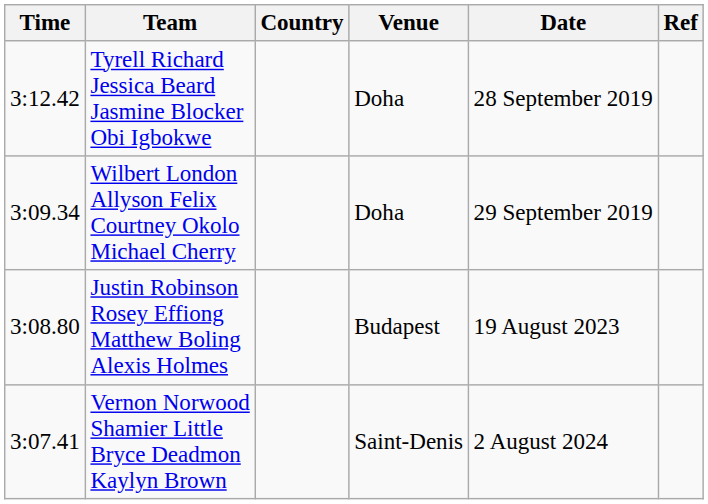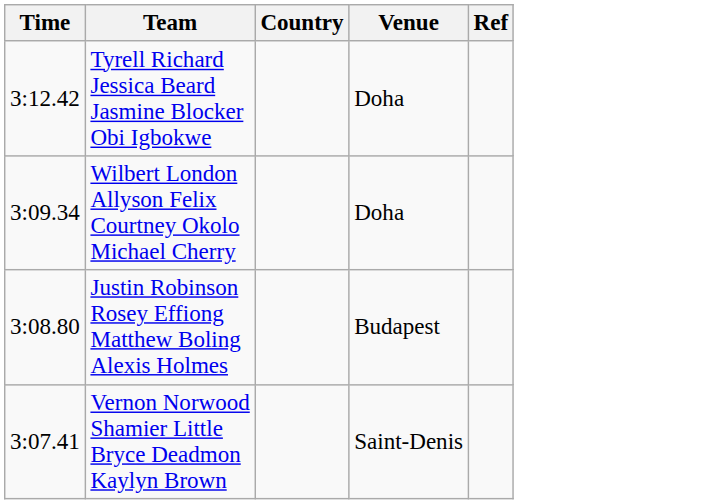- column: (563, 22)
